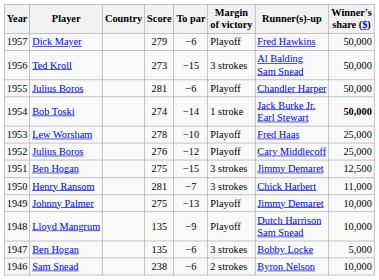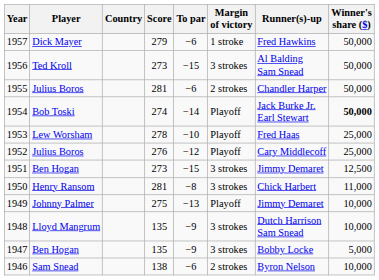(225, 42) Playoff -> (227, 42) 1 stroke
(225, 88) Playoff -> (229, 88) 2 strokes
(227, 111) 1 stroke -> (225, 111) Playoff
(159, 169) 275 -> (159, 169) 273
(191, 186) −7 -> (191, 186) −8
(225, 226) Playoff -> (229, 226) 3 strokes
(191, 249) −6 -> (191, 249) −9
(159, 266) 238 -> (159, 266) 138
